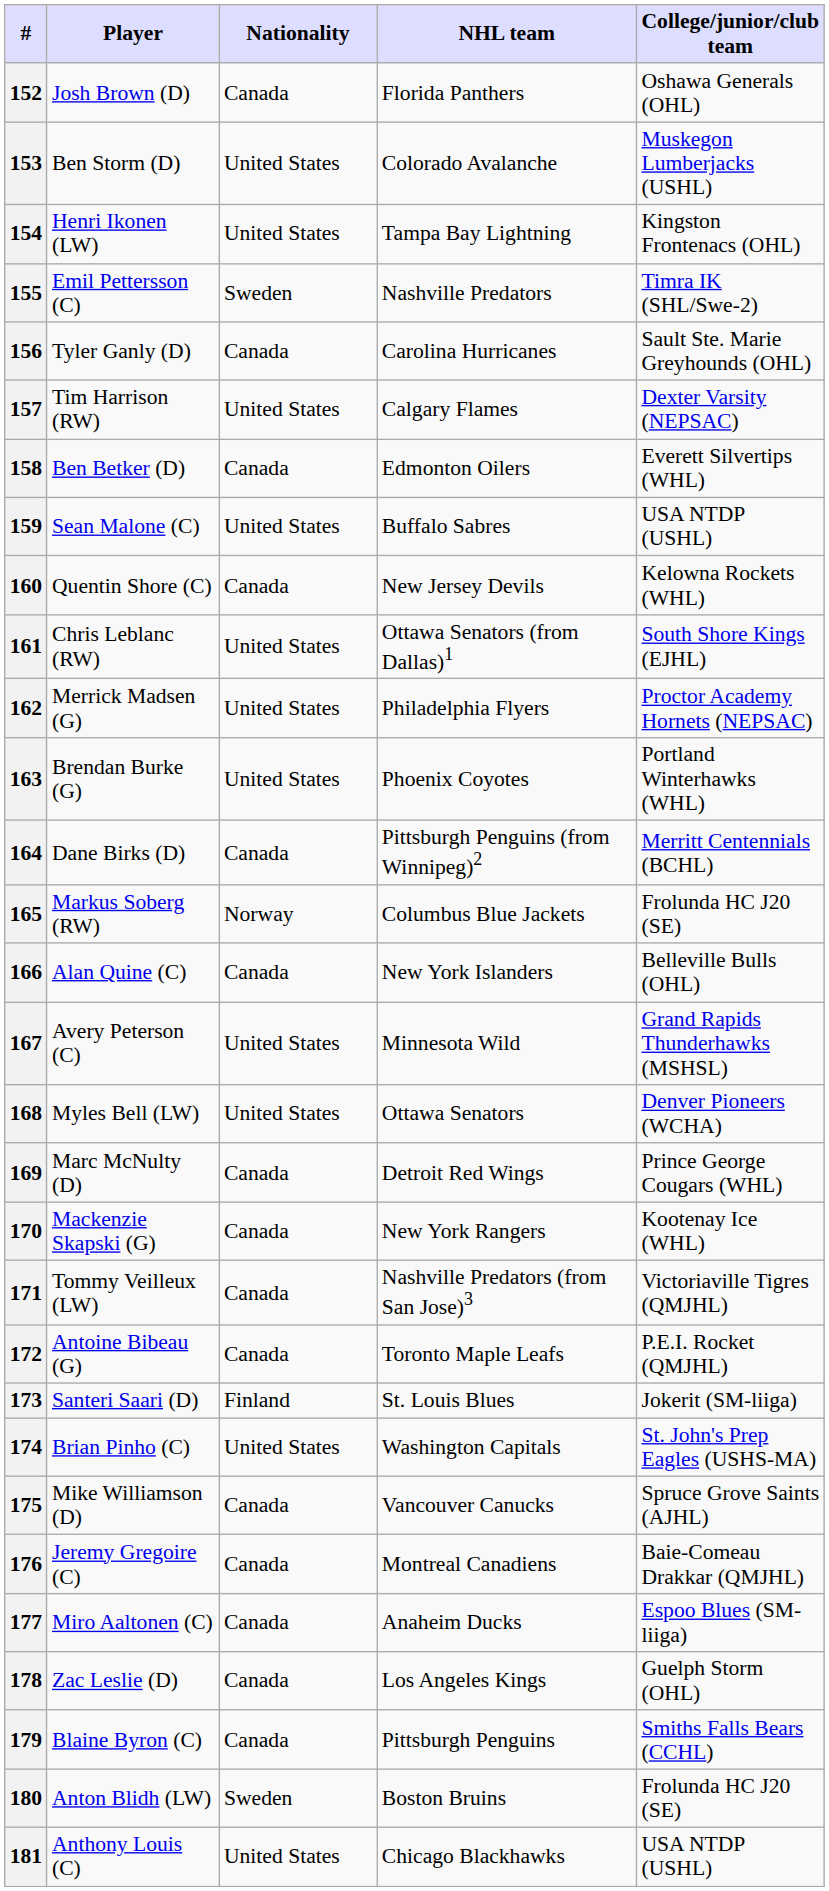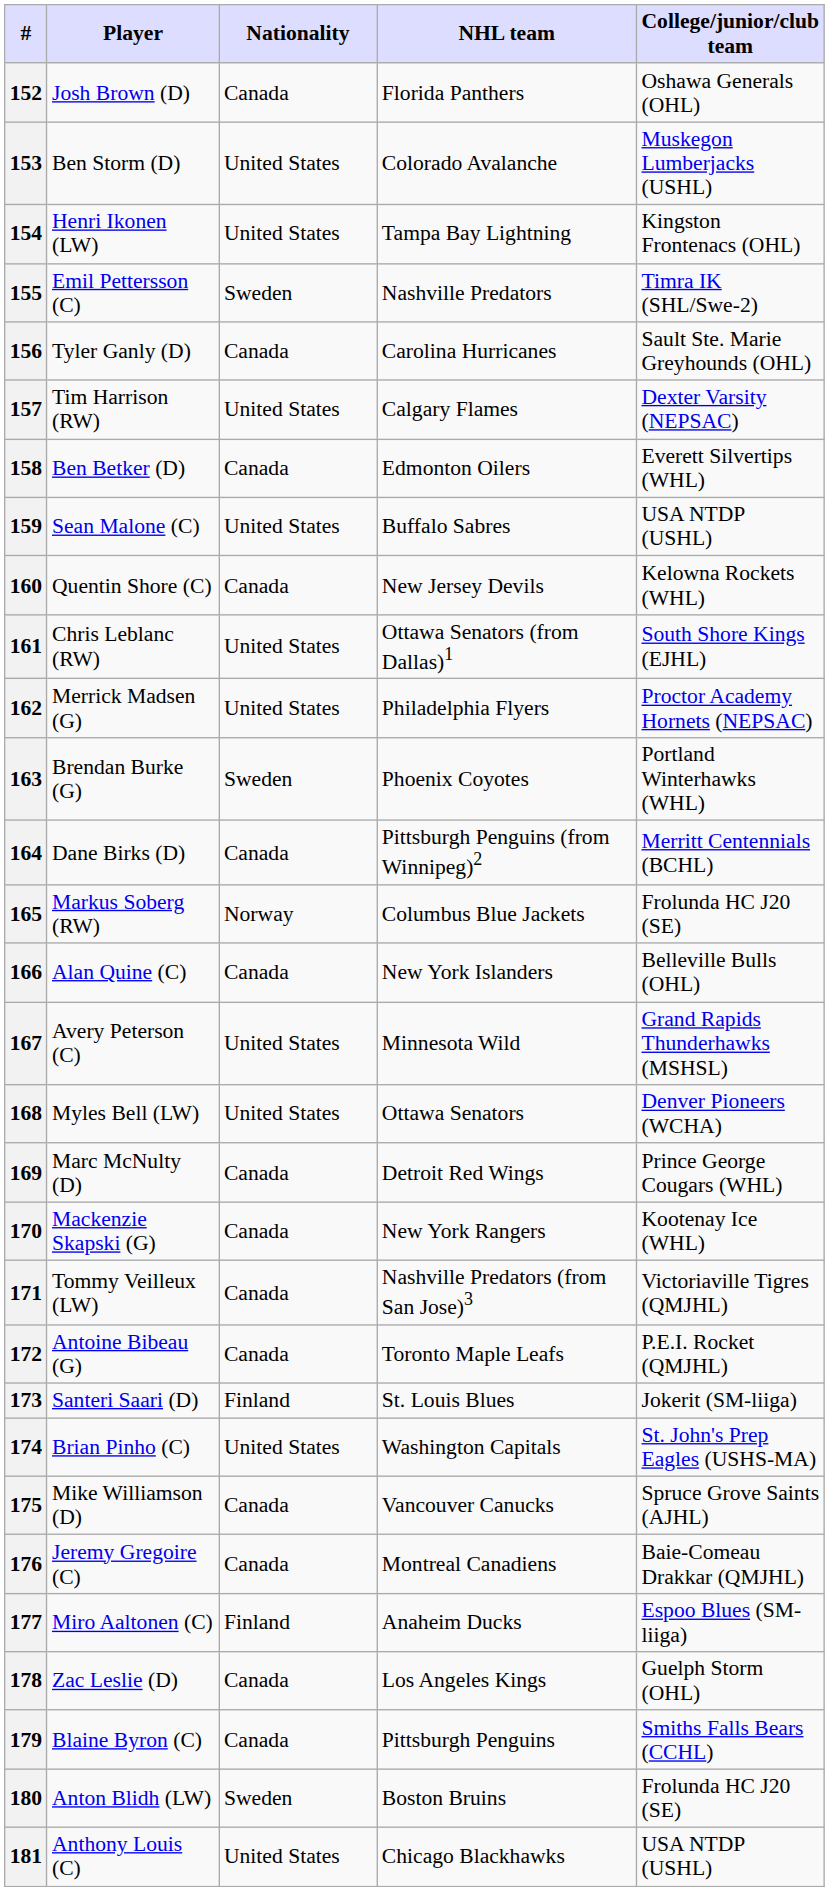(282, 778) United States -> (258, 778) Sweden
(256, 1622) Canada -> (257, 1622) Finland
